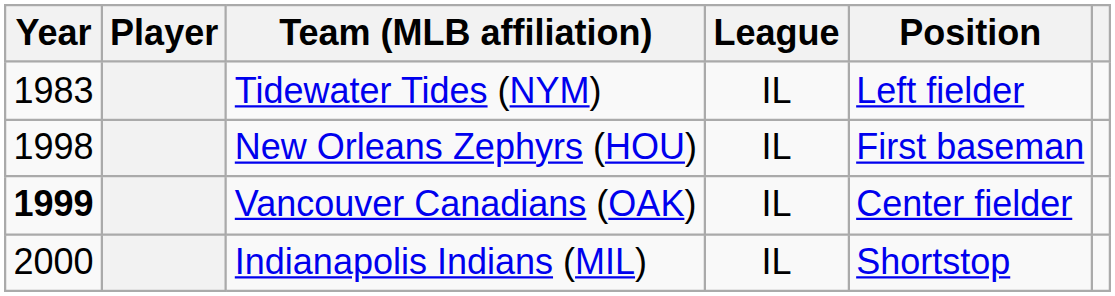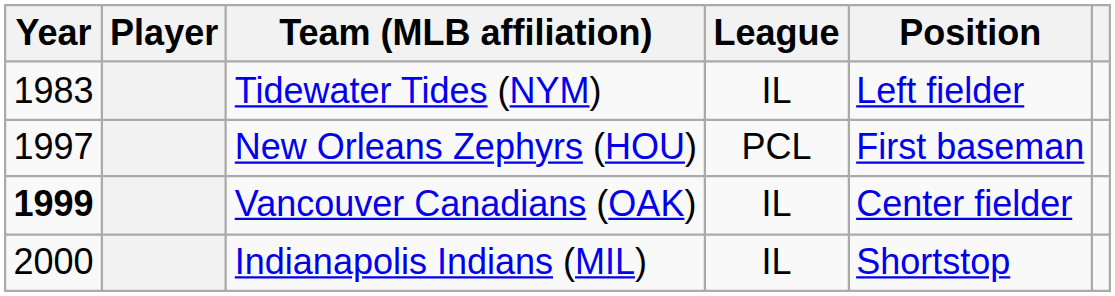(53, 147) 1998 -> (53, 147) 1997
(777, 147) IL -> (777, 147) PCL
